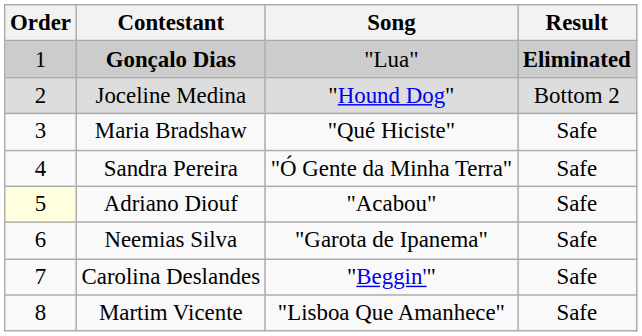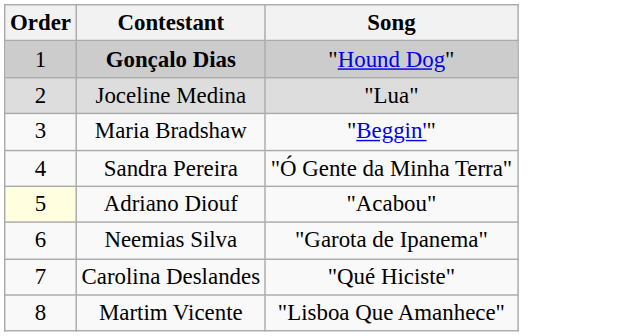- column: (577, 22)
(391, 58) "Lua" -> (391, 58) "Hound Dog"
(391, 95) "Hound Dog" -> (391, 95) "Lua"
(391, 131) "Qué Hiciste" -> (391, 131) "Beggin'"
(391, 276) "Beggin'" -> (391, 276) "Qué Hiciste"
